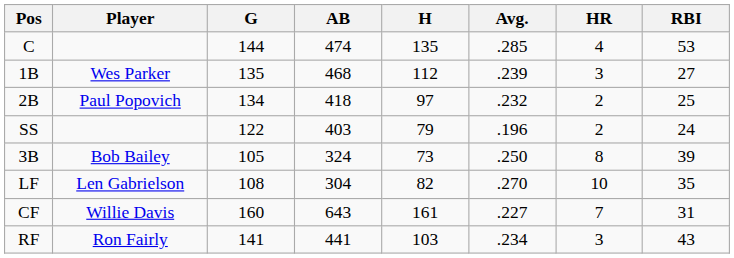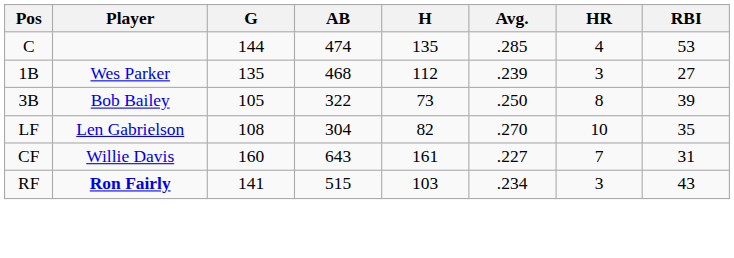- row: (29, 101)
- row: (29, 128)
(338, 156) 324 -> (338, 101) 322
(130, 239) normal -> (130, 184) bold
(338, 239) 441 -> (338, 184) 515
